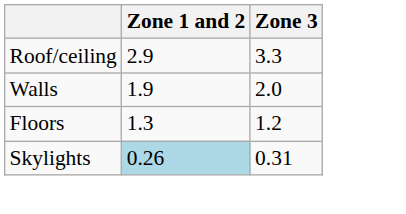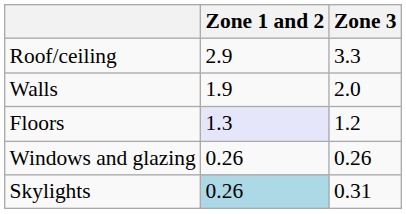(140, 123) no background -> (219, 123) lavender background
+ row: (103, 157)
